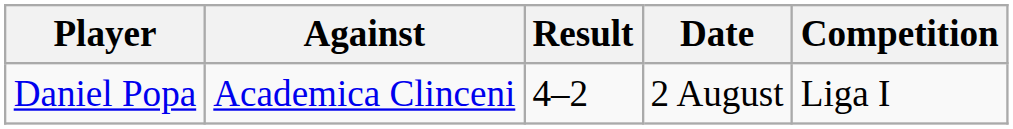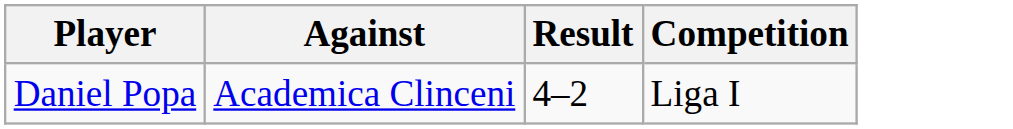- column: (717, 33)
